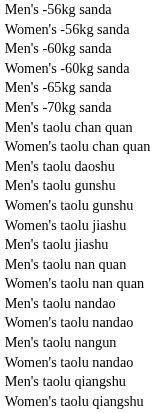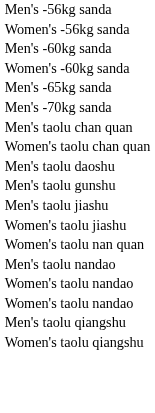- row: (69, 205)
rows swapped: (57, 244) <-> (65, 225)
- row: (65, 264)
- row: (61, 342)
